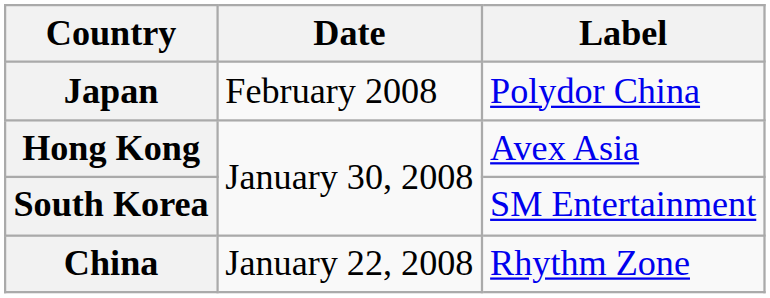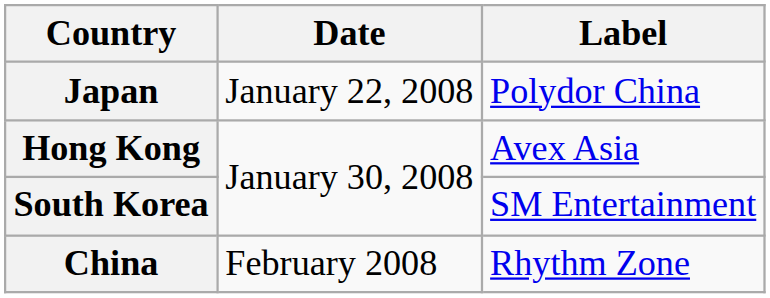(331, 90) February 2008 -> (349, 90) January 22, 2008
(349, 262) January 22, 2008 -> (331, 262) February 2008
